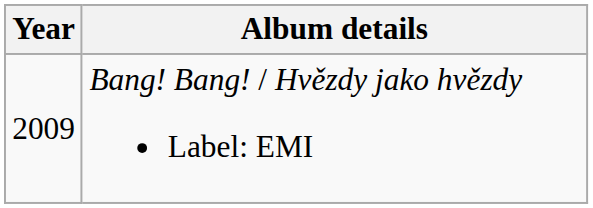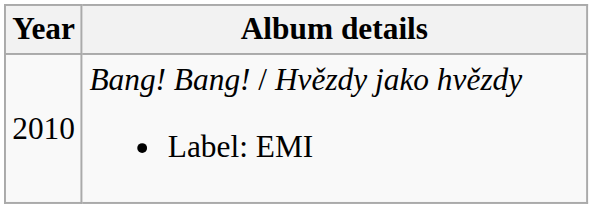(44, 128) 2009 -> (44, 128) 2010
